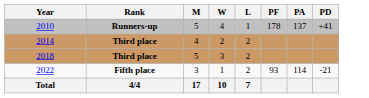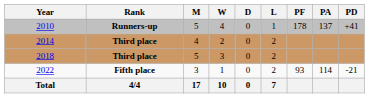+ column: (248, 12)
